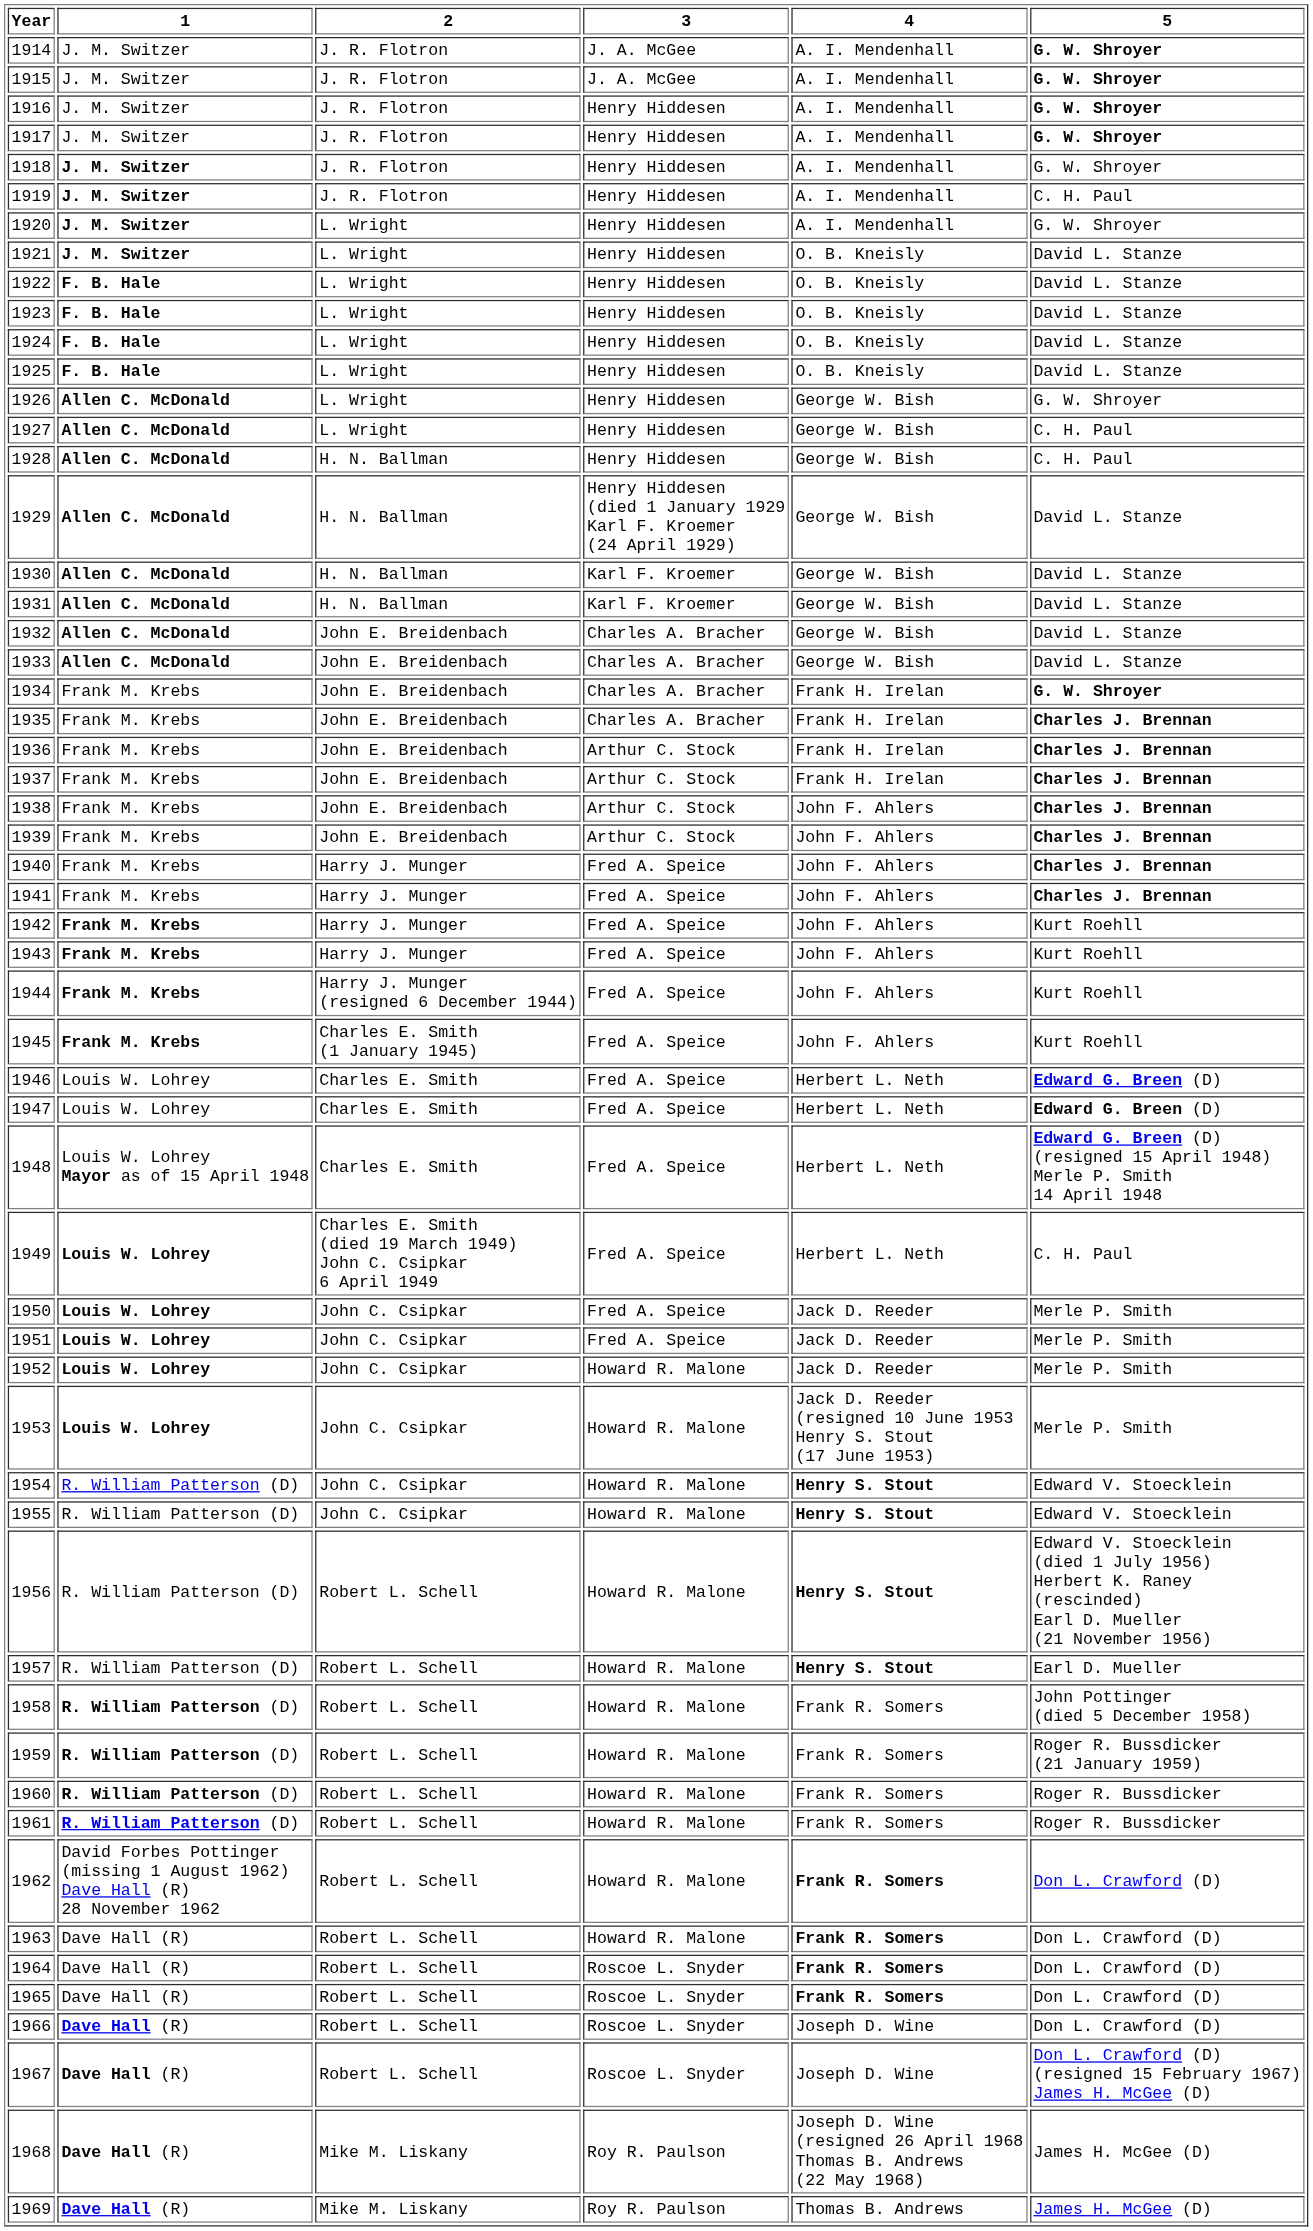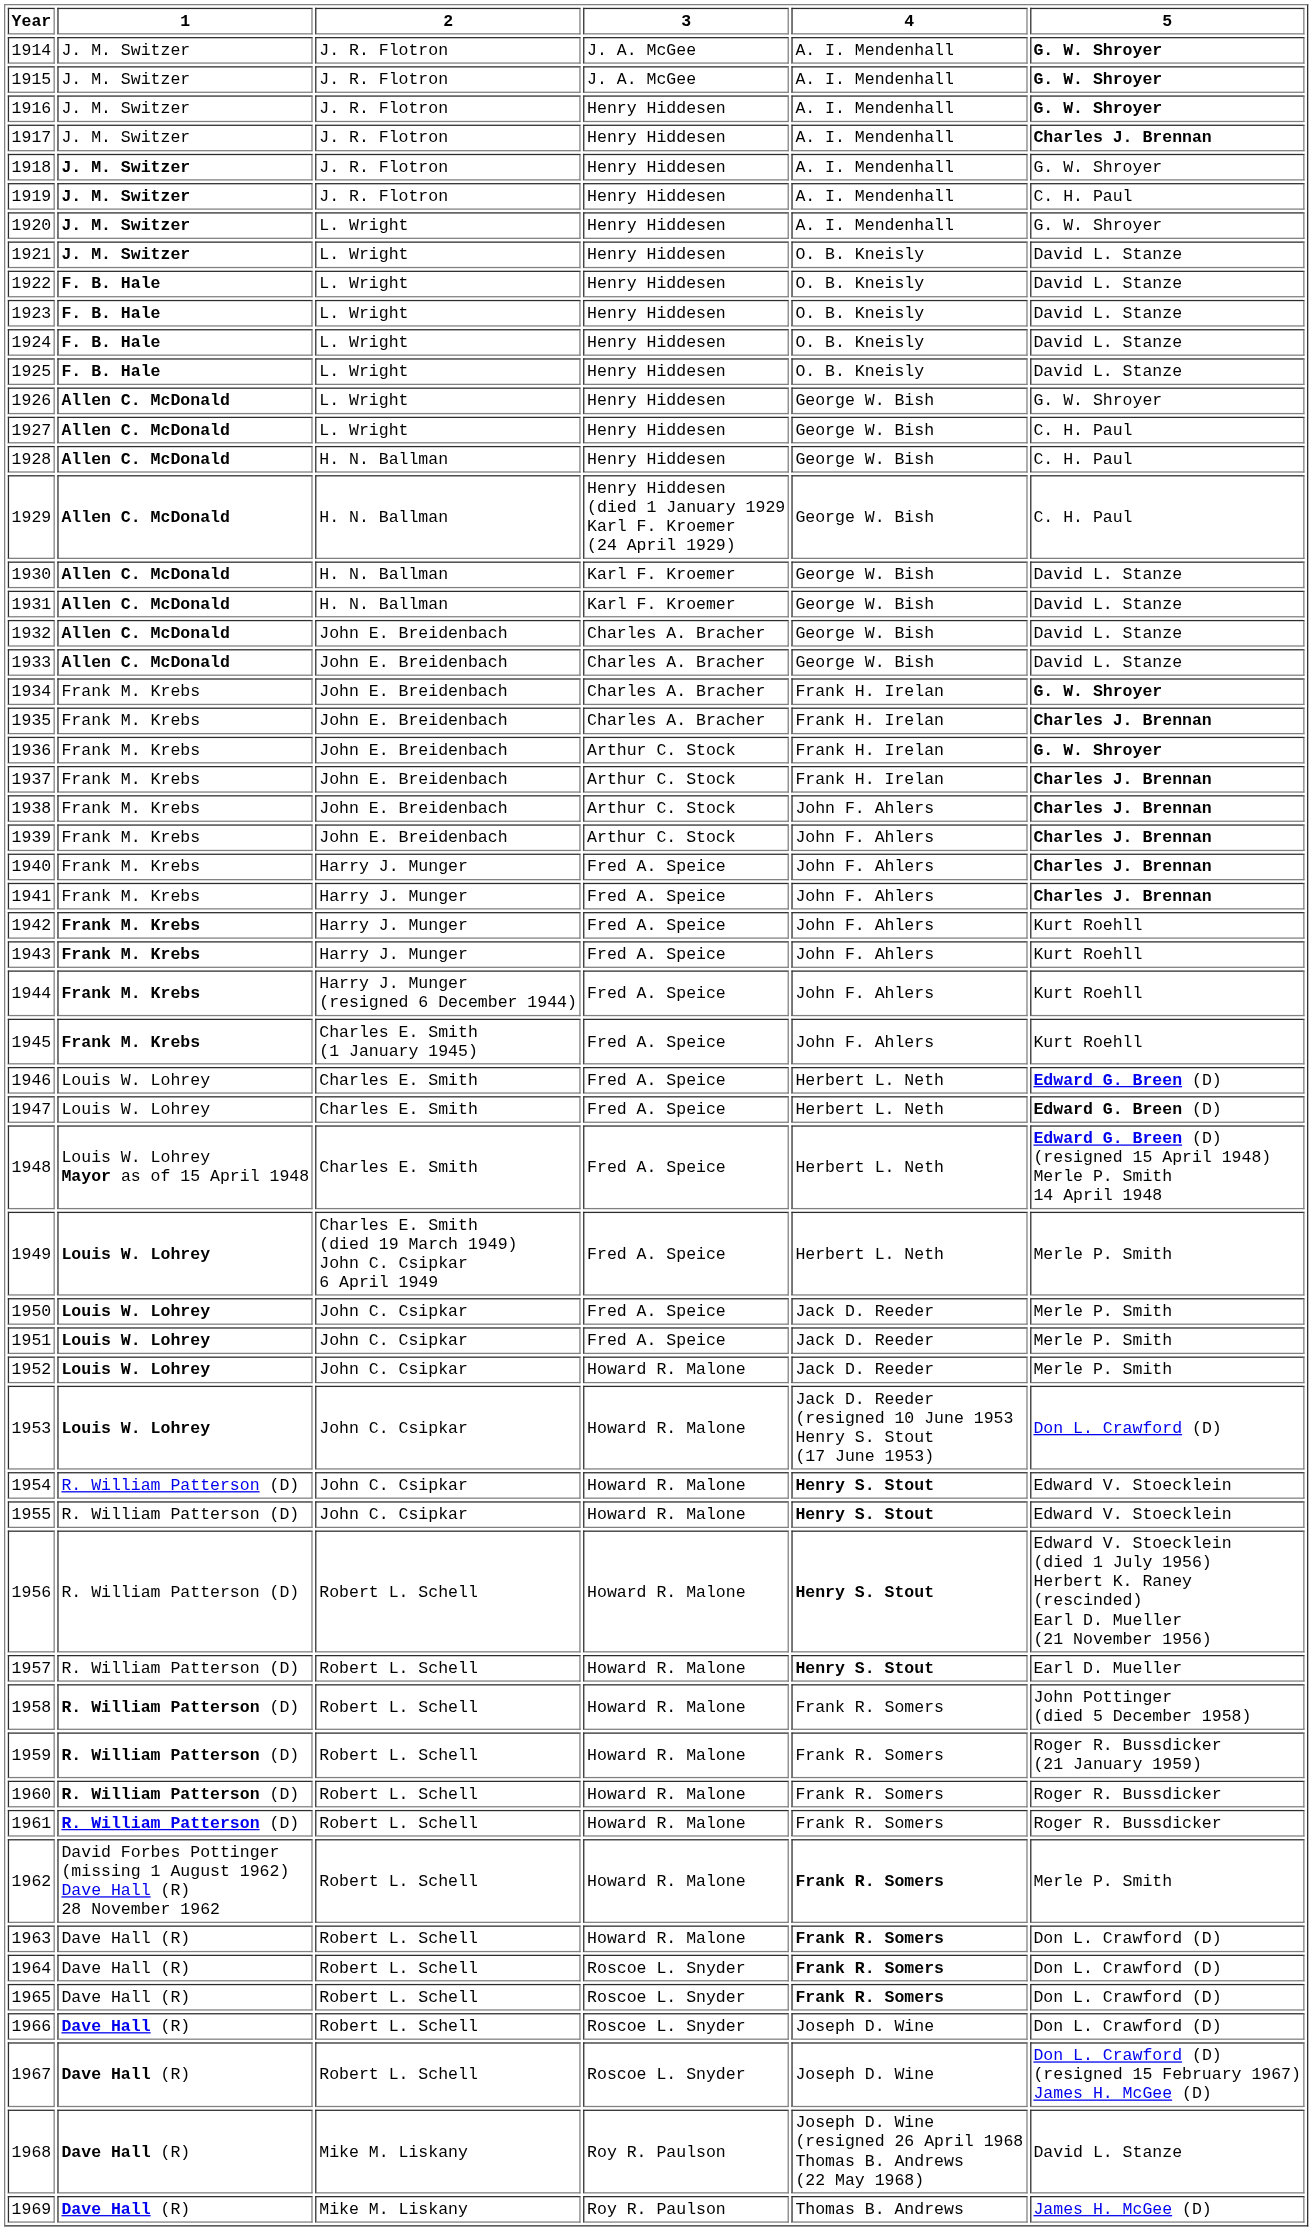(1098, 138) G. W. Shroyer -> (1123, 138) Charles J. Brennan
(1108, 517) David L. Stanze -> (1083, 517) C. H. Paul
(1123, 750) Charles J. Brennan -> (1098, 750) G. W. Shroyer
(1083, 1254) C. H. Paul -> (1103, 1254) Merle P. Smith
(1103, 1428) Merle P. Smith -> (1128, 1428) Don L. Crawford (D)
(1128, 1881) Don L. Crawford (D) -> (1103, 1881) Merle P. Smith
(1123, 2152) James H. McGee (D) -> (1108, 2152) David L. Stanze
